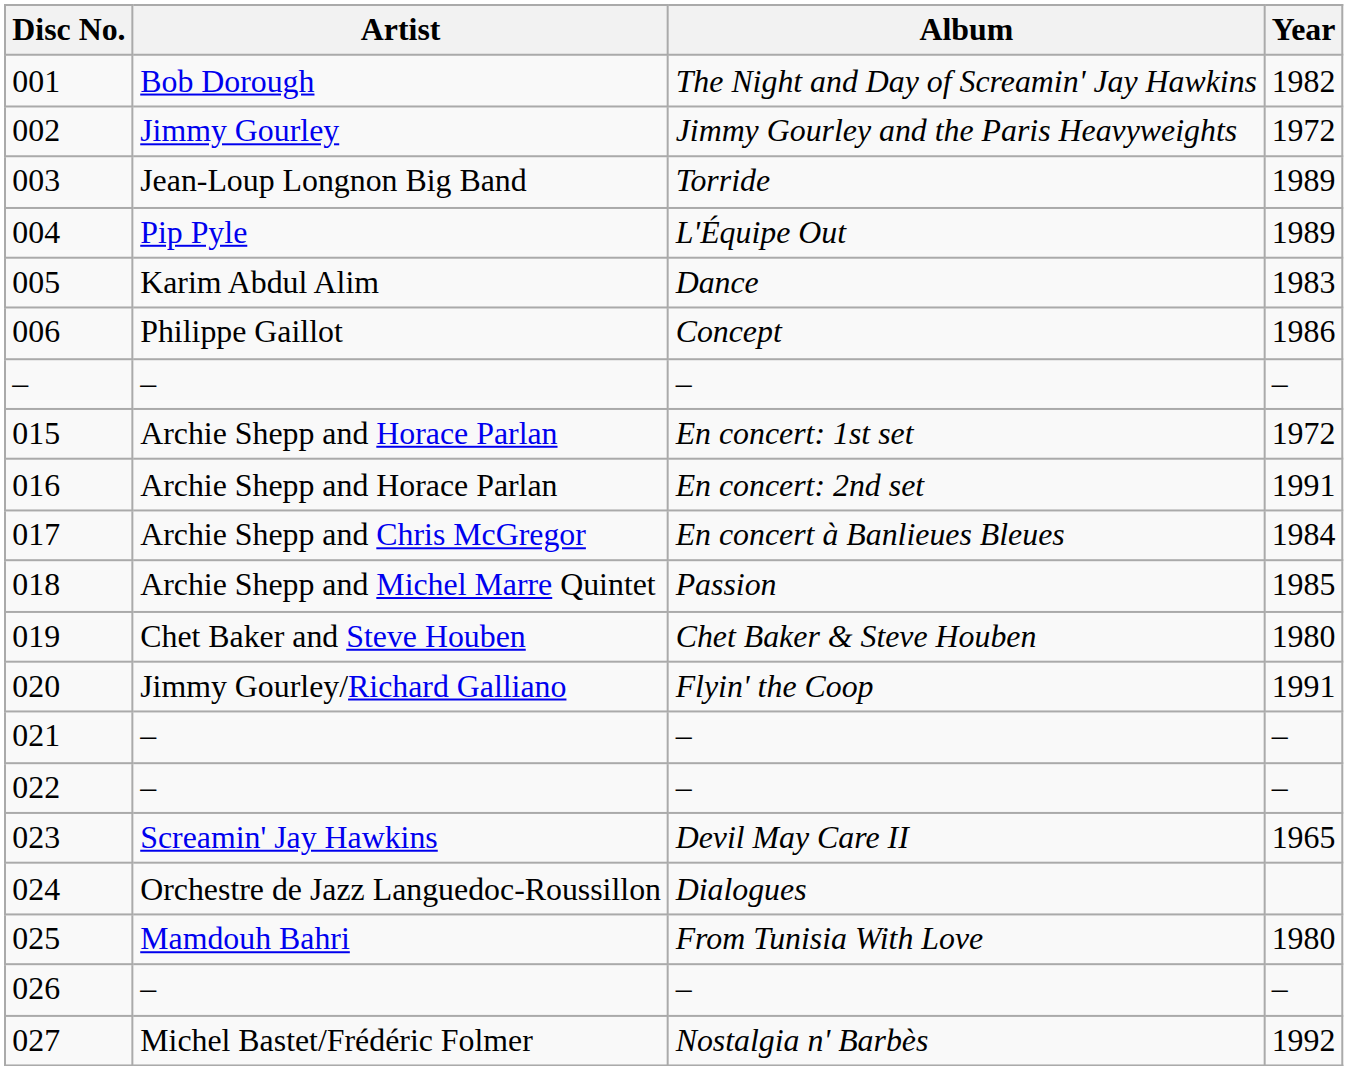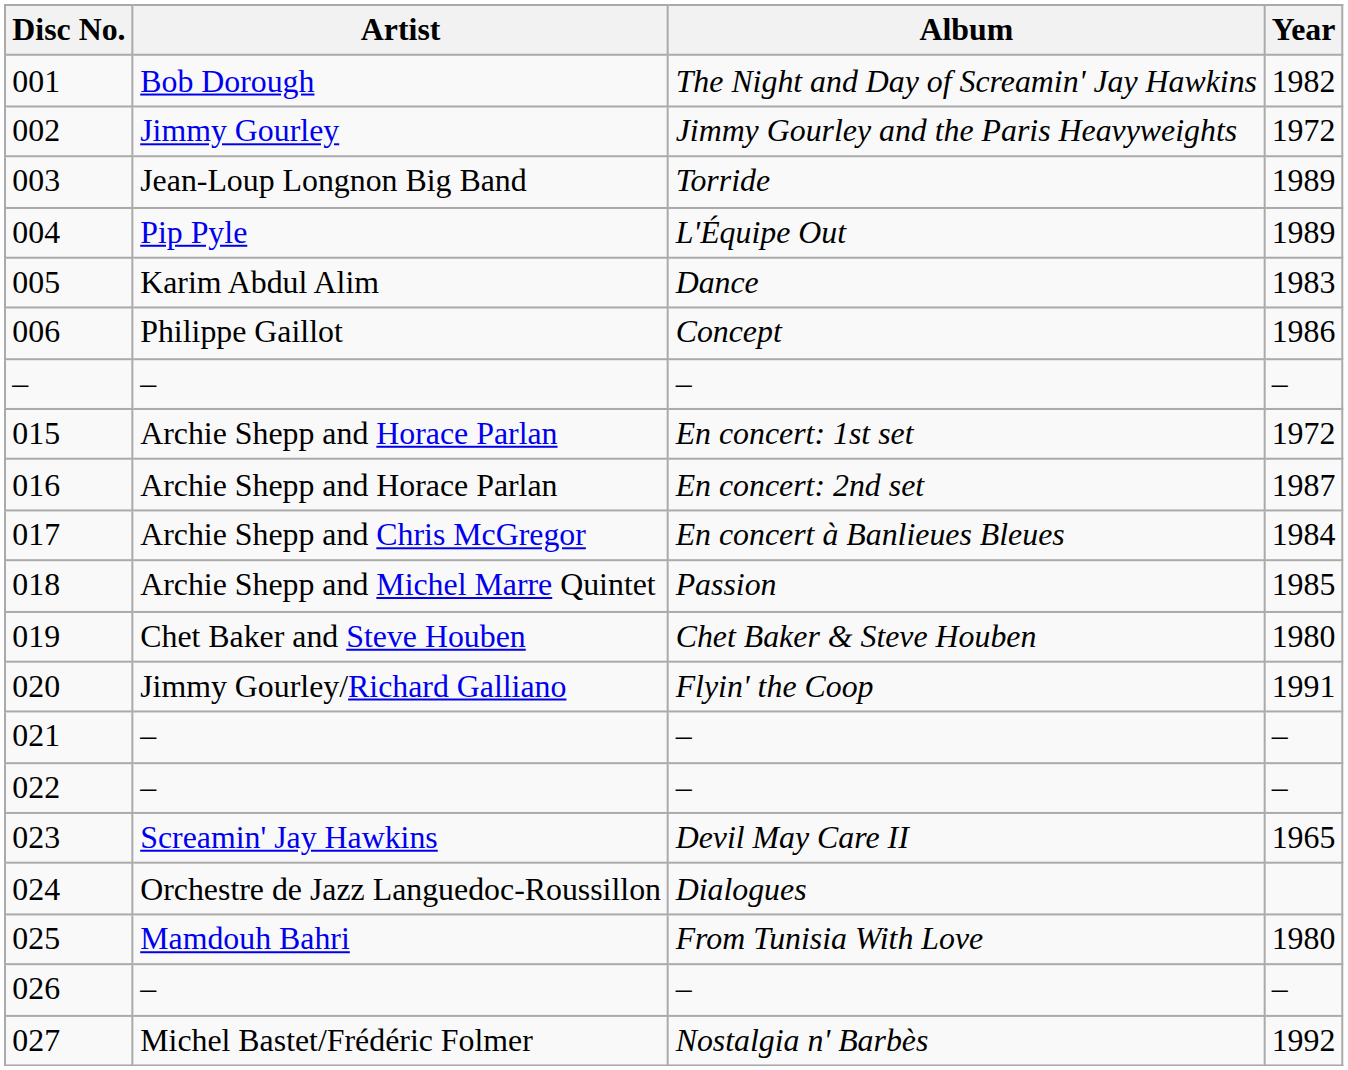(1304, 484) 1991 -> (1304, 484) 1987
